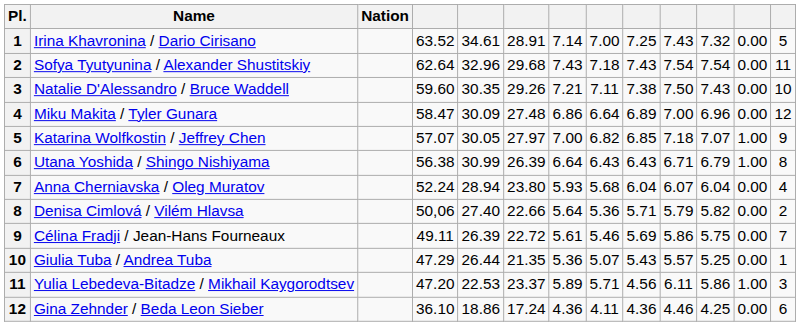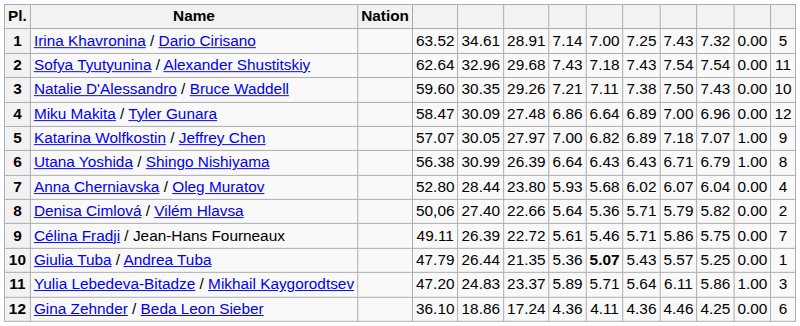(642, 138) 6.85 -> (642, 138) 6.89
(435, 187) 52.24 -> (435, 187) 52.80
(481, 187) 28.94 -> (481, 187) 28.44
(642, 187) 6.04 -> (642, 187) 6.02
(642, 235) 5.69 -> (642, 235) 5.71
(435, 260) 47.29 -> (435, 260) 47.79
(605, 260) normal -> (605, 260) bold
(481, 284) 22.53 -> (481, 284) 24.83
(642, 284) 4.56 -> (642, 284) 5.64
